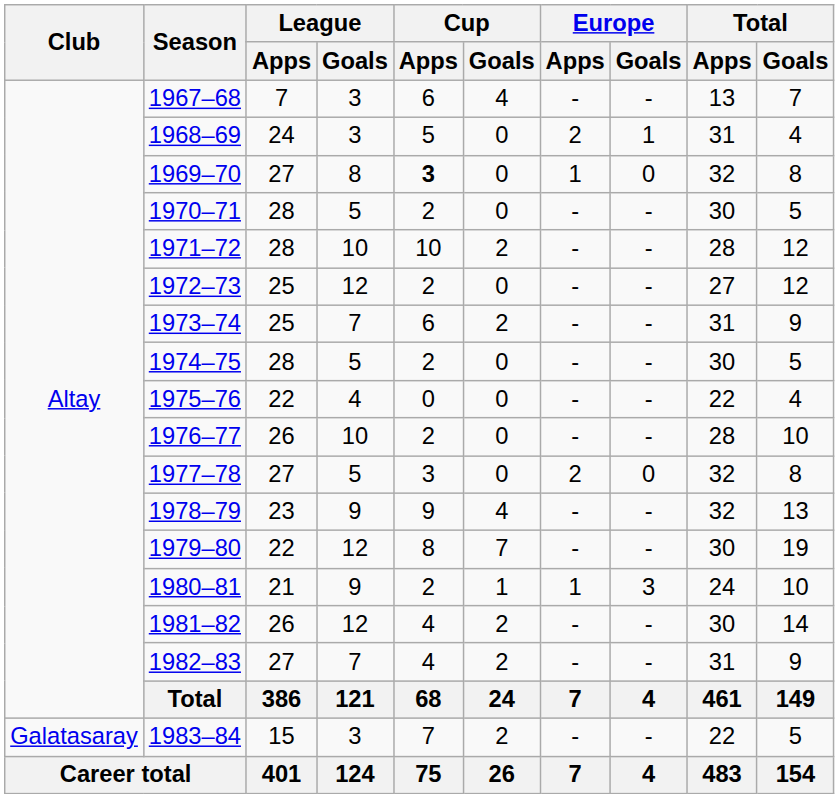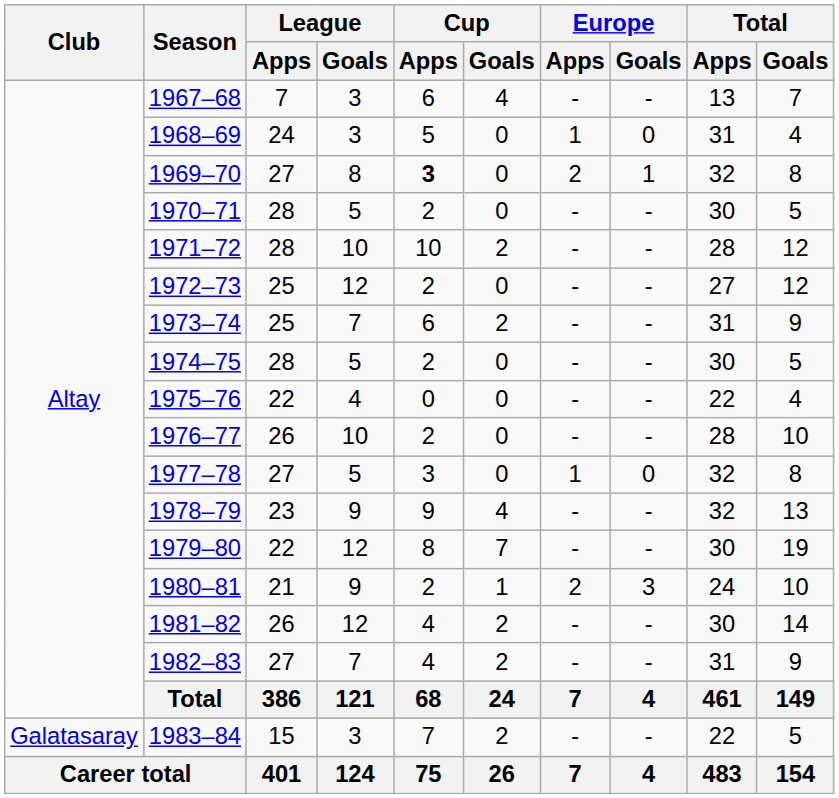(575, 135) 2 -> (575, 135) 1
(649, 135) 1 -> (649, 135) 0
(575, 173) 1 -> (575, 173) 2
(649, 173) 0 -> (649, 173) 1
(575, 473) 2 -> (575, 473) 1
(575, 586) 1 -> (575, 586) 2
